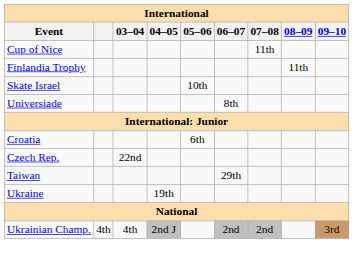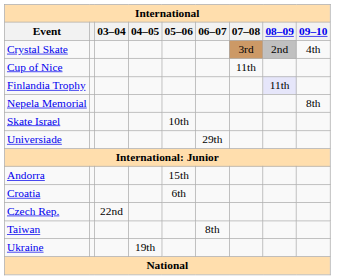+ row: (37, 49)
(298, 67) no background -> (280, 85) lavender background
+ row: (47, 103)
(231, 103) 8th -> (212, 139) 29th
+ row: (26, 175)
(231, 175) 29th -> (212, 229) 8th
- row: (49, 229)
